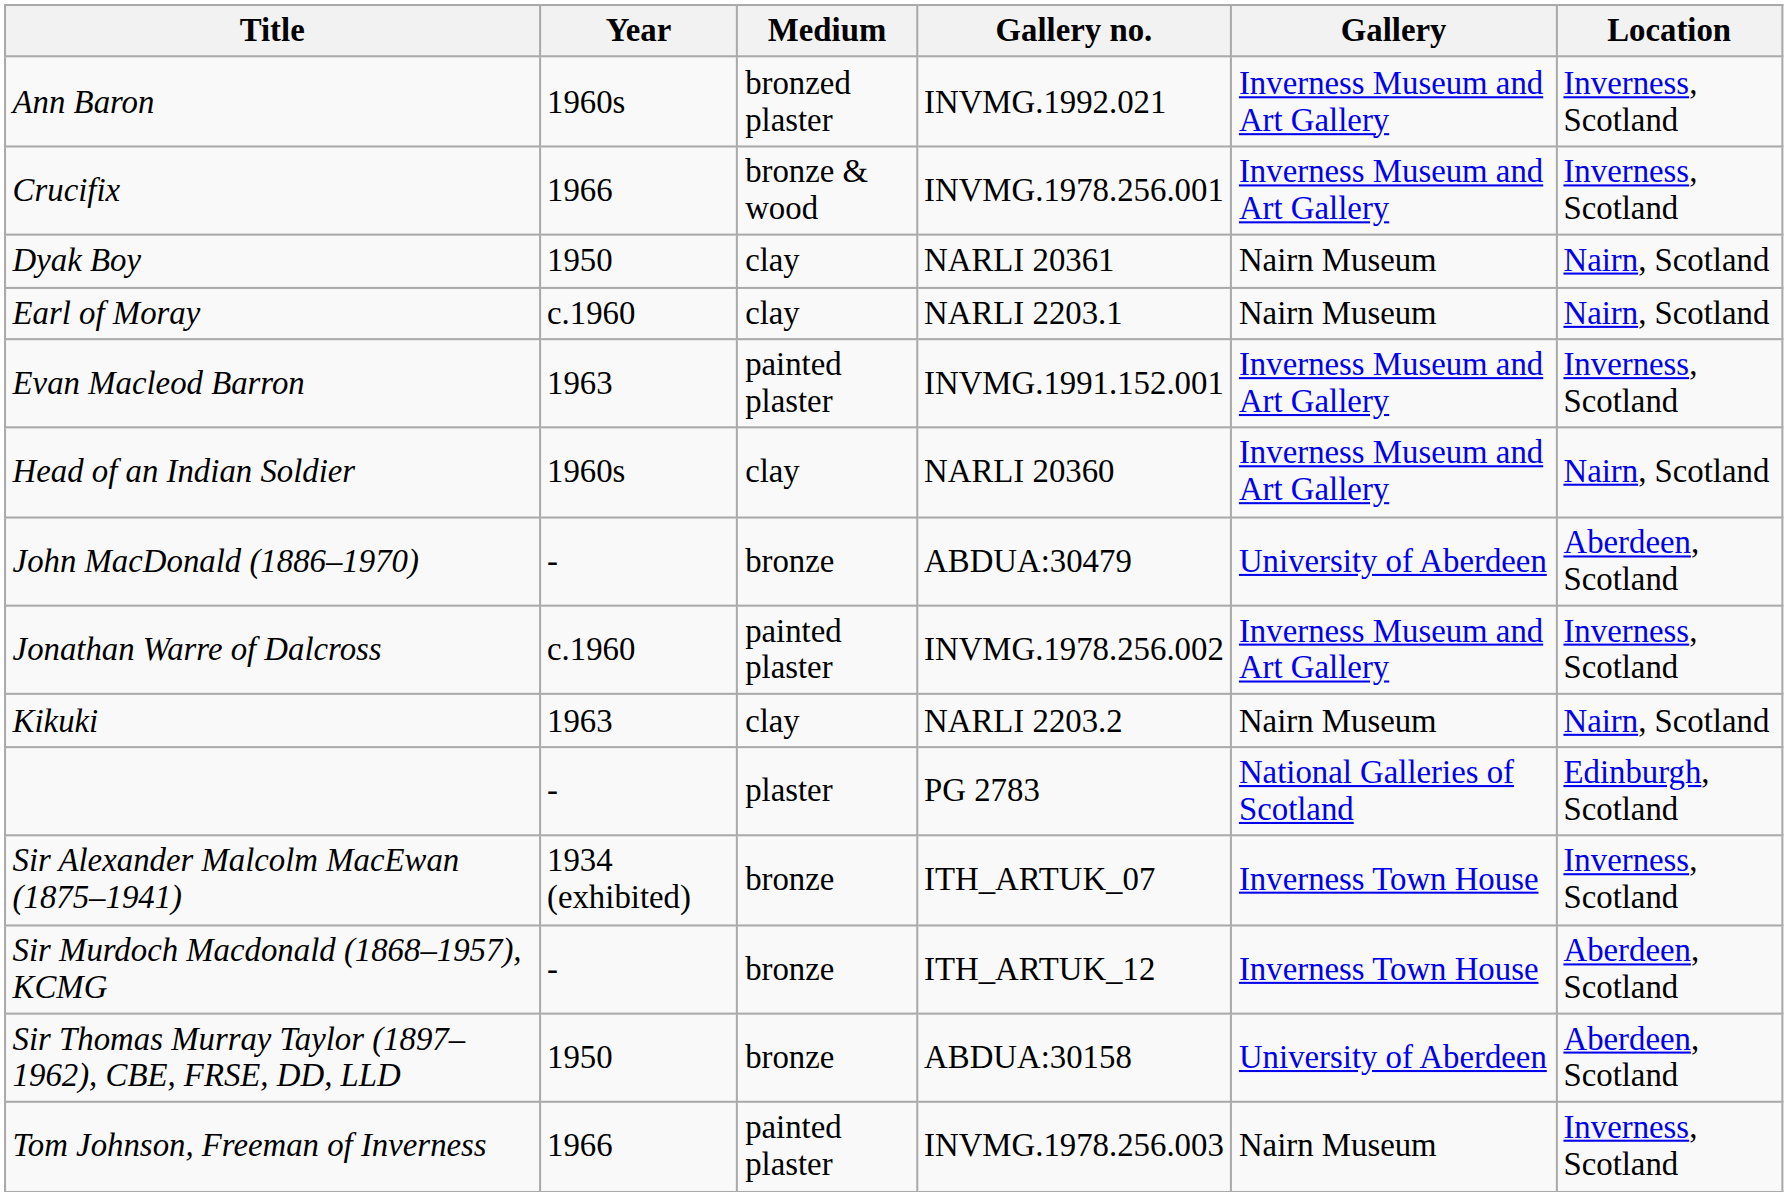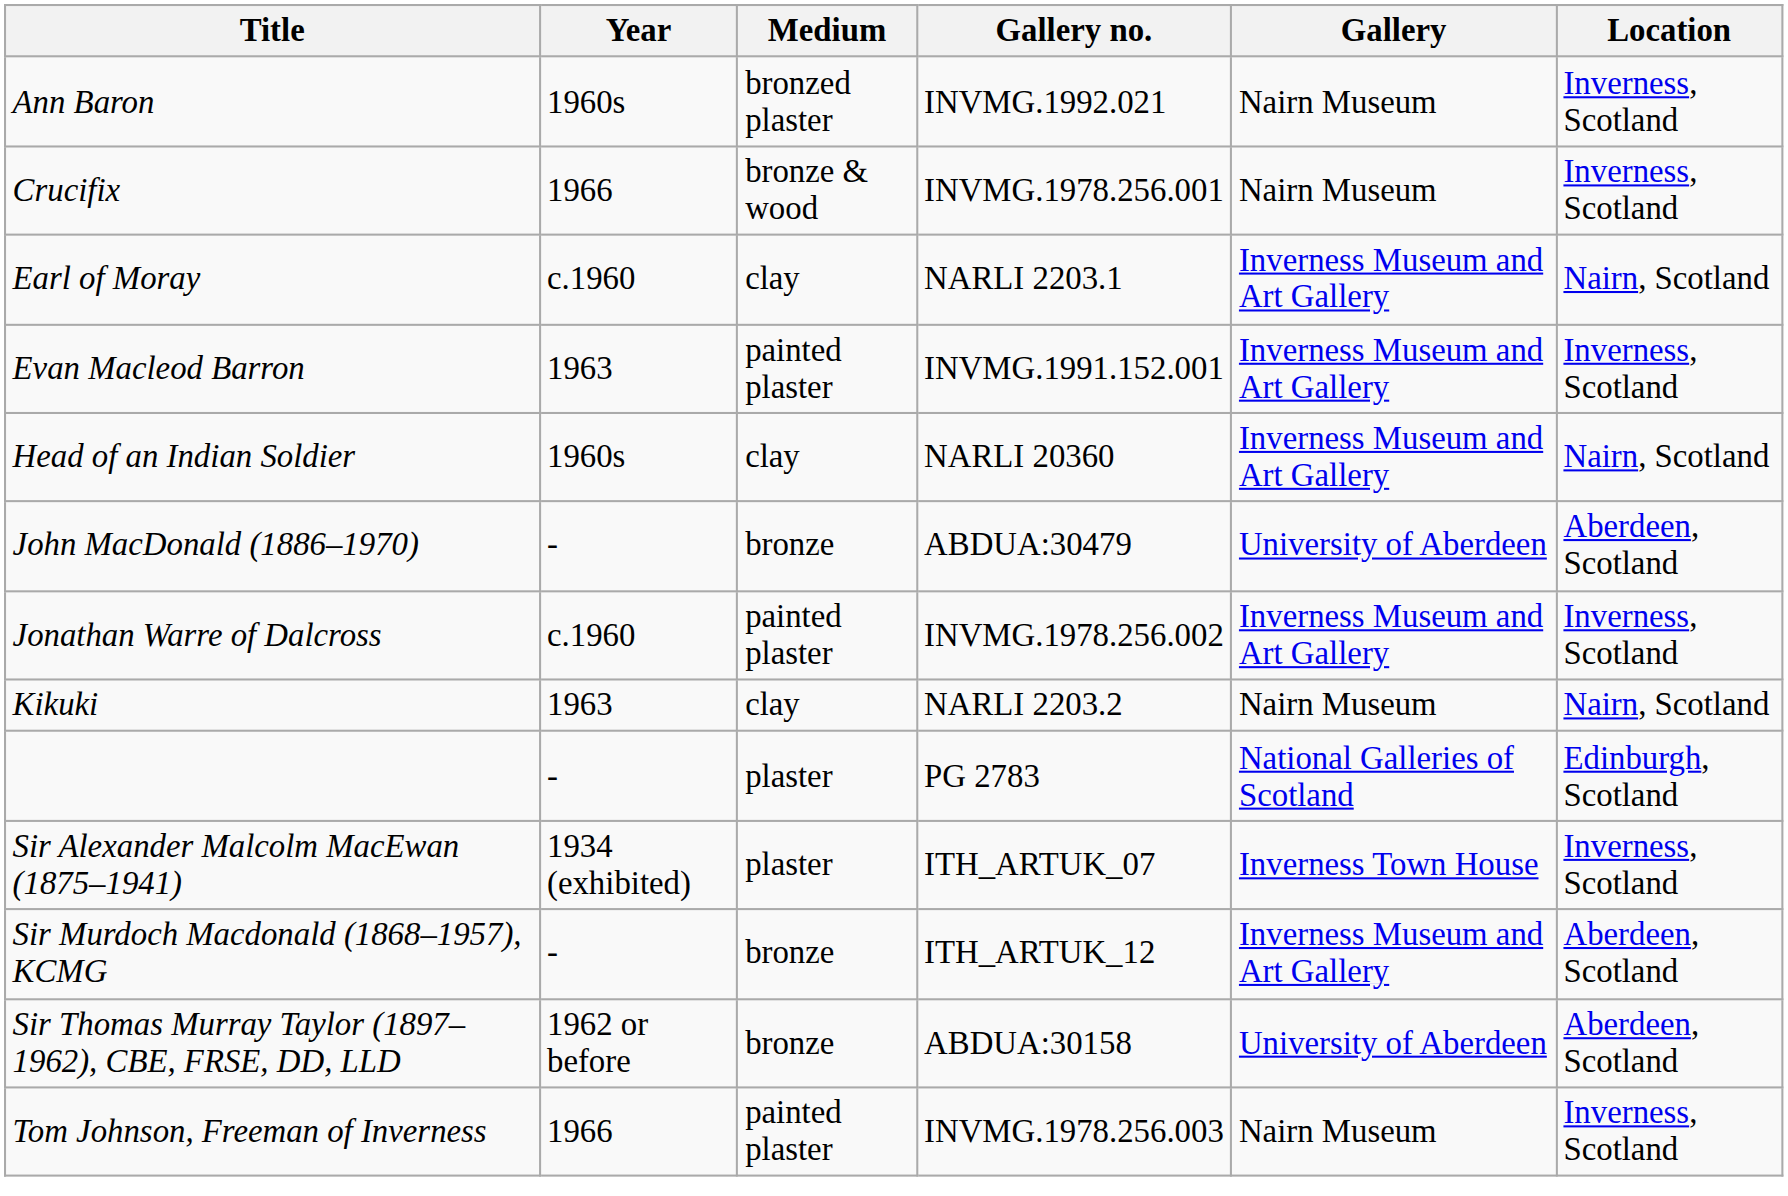(1391, 100) Inverness Museum and Art Gallery -> (1338, 100) Nairn Museum
(1391, 189) Inverness Museum and Art Gallery -> (1338, 189) Nairn Museum
- row: (77, 260)
(1338, 312) Nairn Museum -> (1391, 278) Inverness Museum and Art Gallery
(790, 879) bronze -> (789, 864) plaster
(1389, 968) Inverness Town House -> (1391, 953) Inverness Museum and Art Gallery
(580, 1057) 1950 -> (598, 1042) 1962 or before
